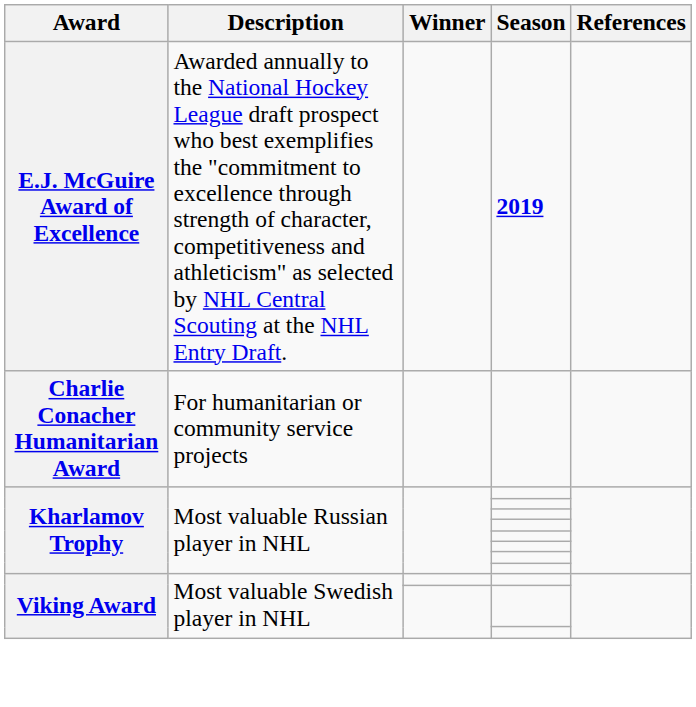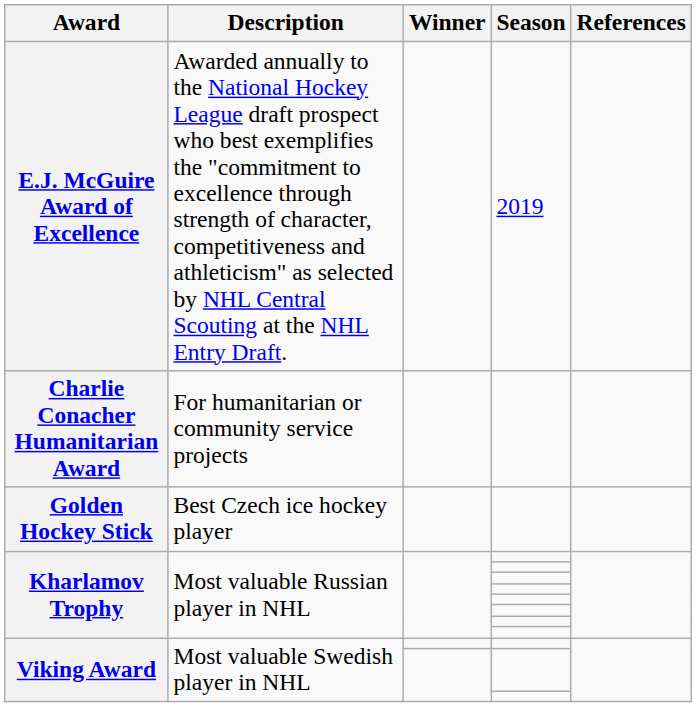(520, 205) bold -> (520, 205) normal
+ row: (86, 518)
